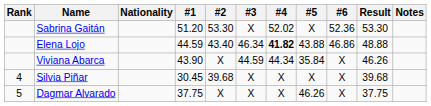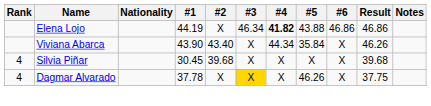- row: (71, 28)
(190, 45) 44.59 -> (190, 28) 44.19
(221, 45) 43.40 -> (221, 28) X
(375, 45) 48.88 -> (375, 28) 46.86
(221, 61) X -> (221, 45) 43.40
(251, 61) 44.59 -> (251, 45) X
(19, 93) 5 -> (19, 77) 4
(190, 93) 37.75 -> (190, 77) 37.78
(251, 93) no background -> (251, 77) gold background
